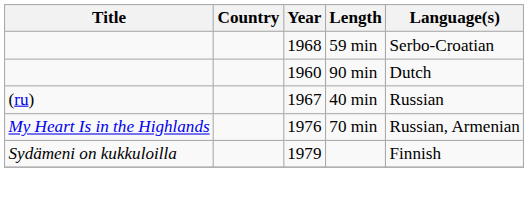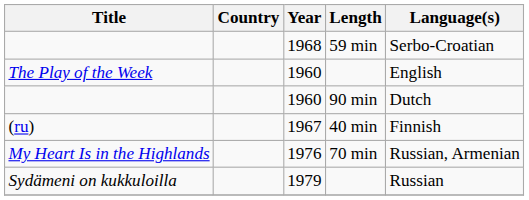+ row: (80, 72)
(417, 99) Russian -> (415, 126) Finnish
(415, 153) Finnish -> (417, 180) Russian
